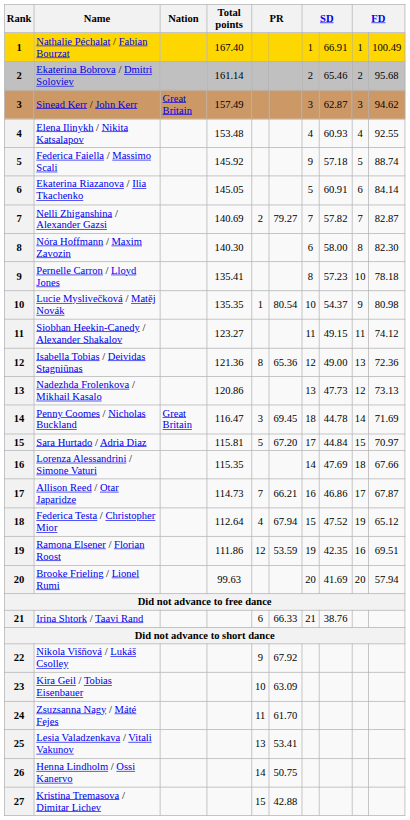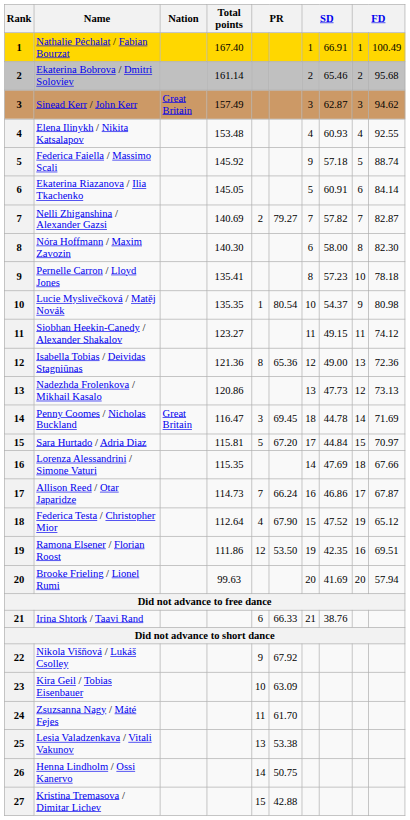(285, 493) 66.21 -> (285, 493) 66.24
(285, 522) 67.94 -> (285, 522) 67.90
(285, 550) 53.59 -> (285, 550) 53.50
(285, 744) 53.41 -> (285, 744) 53.38
